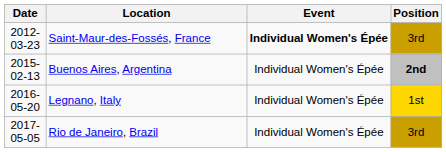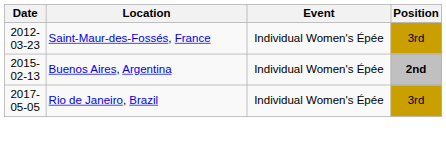(319, 38) bold -> (319, 38) normal
- row: (85, 100)
